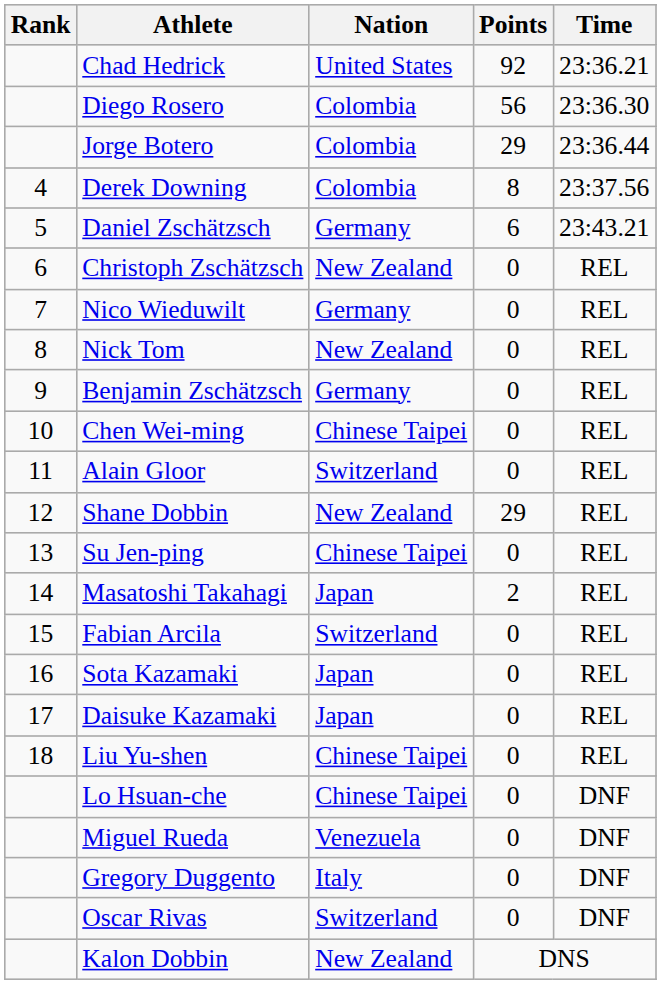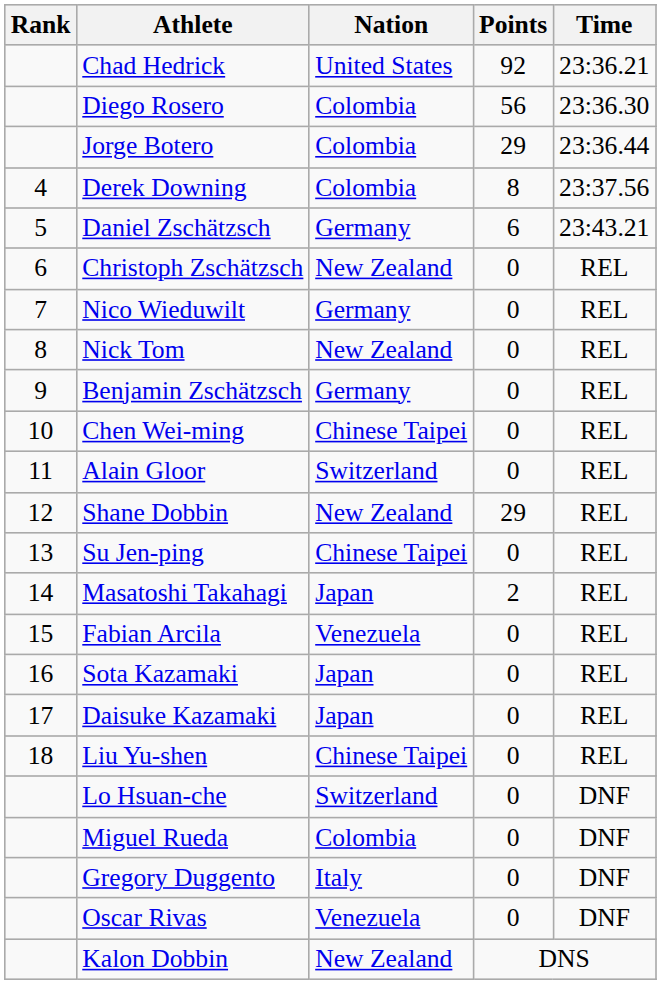(376, 633) Switzerland -> (368, 633) Venezuela
(391, 796) Chinese Taipei -> (376, 796) Switzerland
(368, 836) Venezuela -> (366, 836) Colombia
(376, 918) Switzerland -> (368, 918) Venezuela
